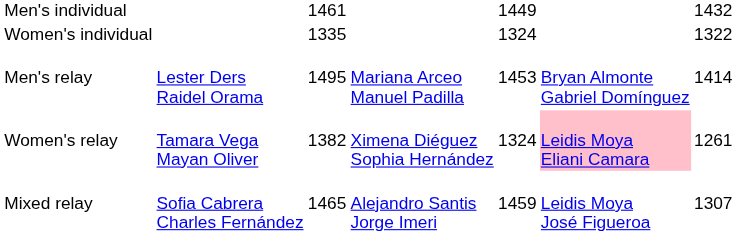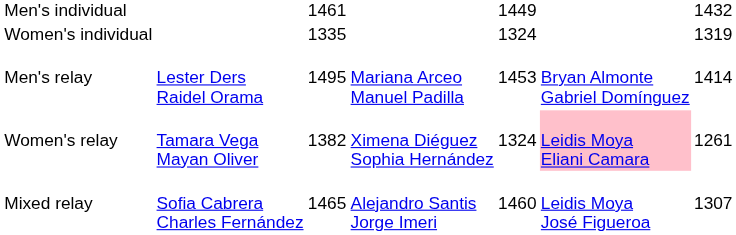(713, 34) 1322 -> (713, 34) 1319
(517, 203) 1459 -> (517, 203) 1460
